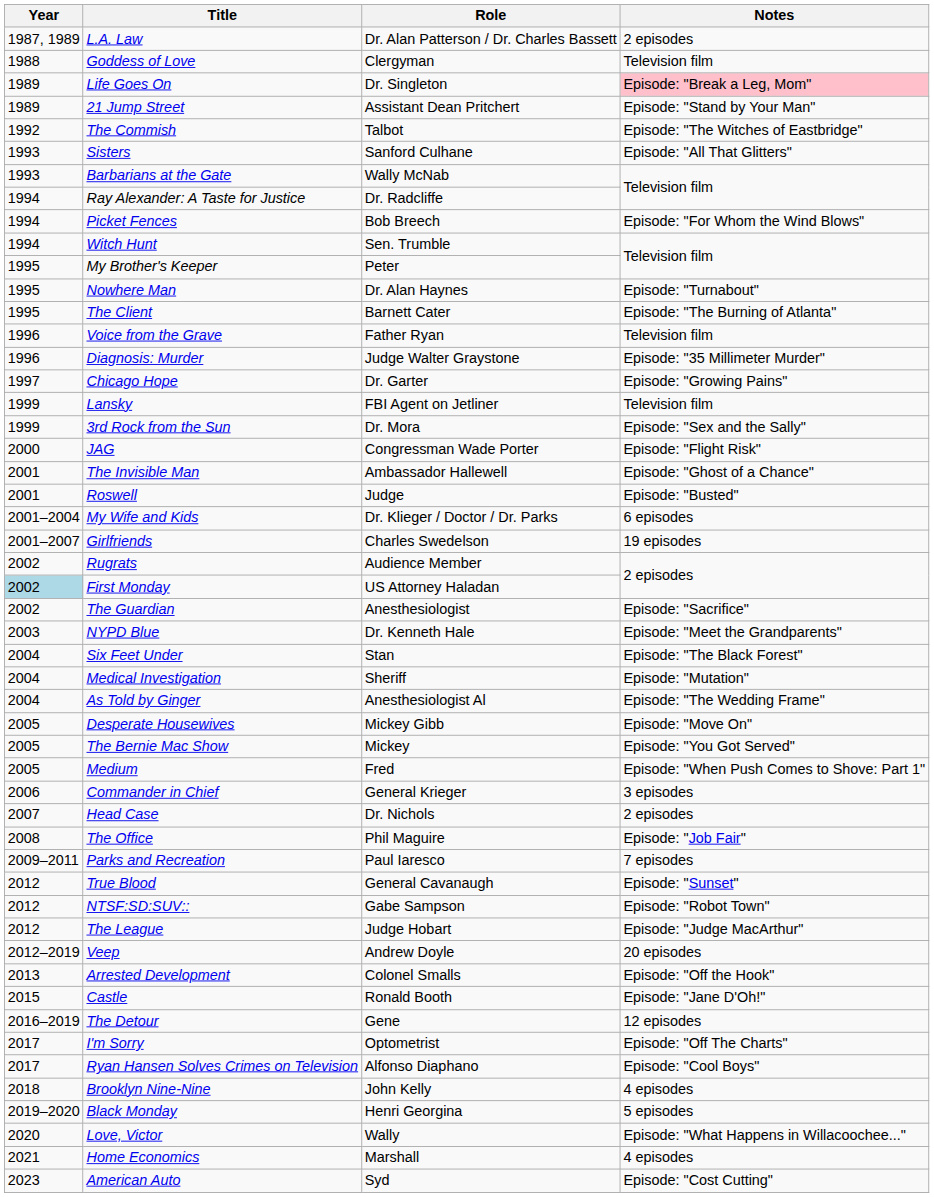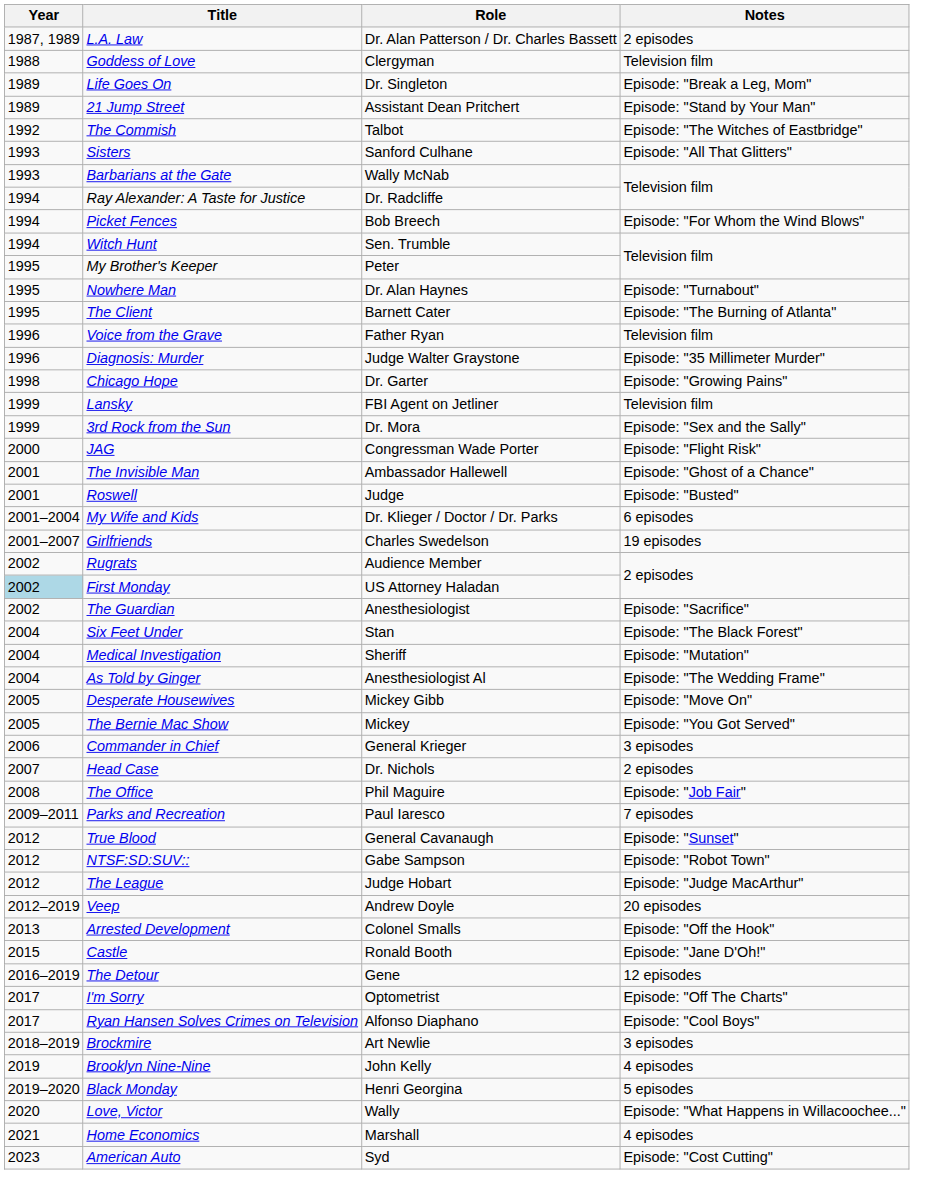(717, 84) pink background -> (717, 84) no background
(24, 381) 1997 -> (24, 381) 1998
- row: (123, 632)
- row: (112, 769)
+ row: (119, 1043)
(24, 1089) 2018 -> (24, 1066) 2019
